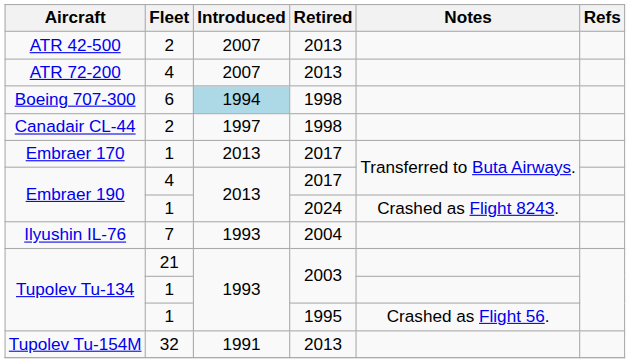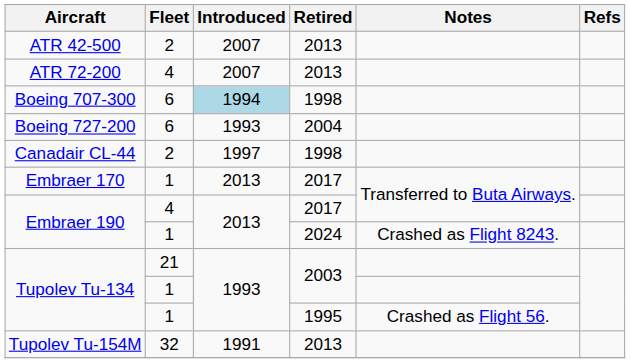+ row: (75, 126)
- row: (75, 235)
